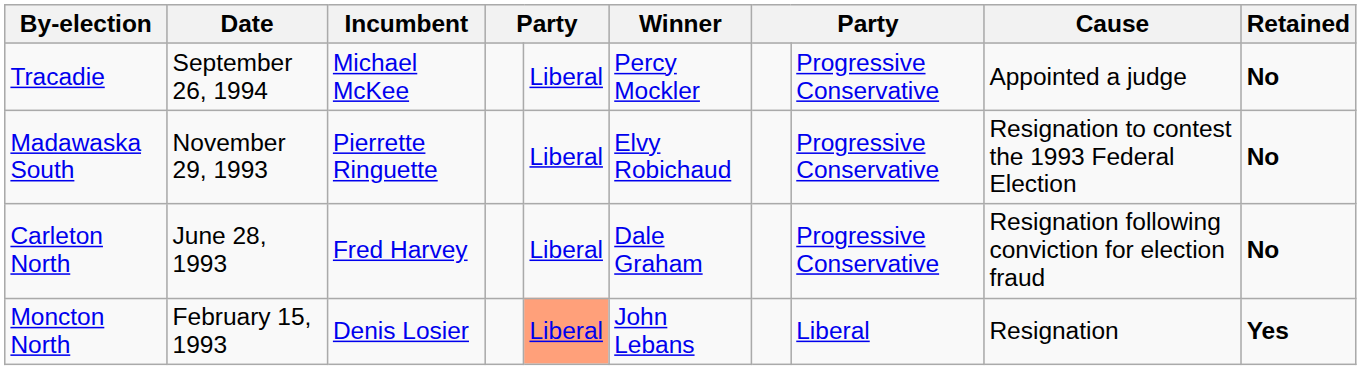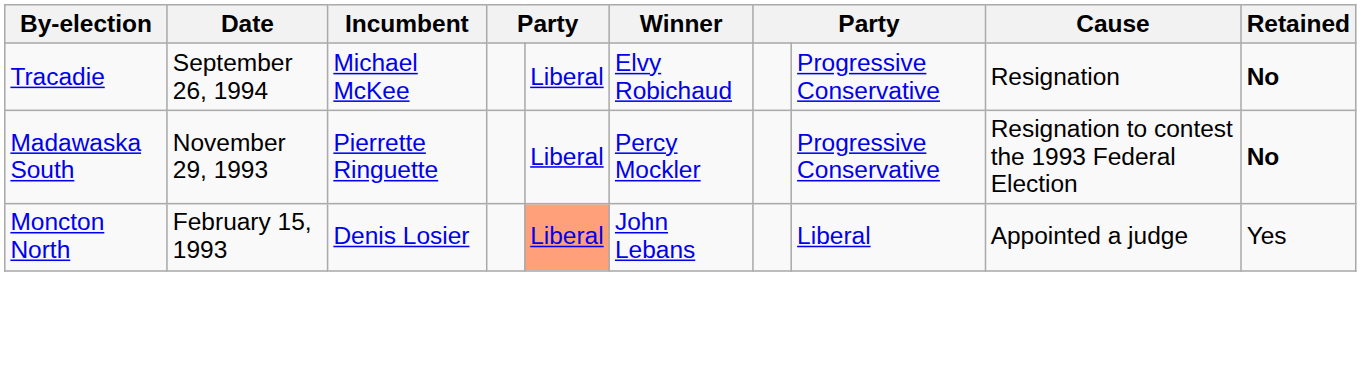(657, 76) Percy Mockler -> (673, 76) Elvy Robichaud
(1088, 76) Appointed a judge -> (1055, 76) Resignation
(673, 156) Elvy Robichaud -> (658, 156) Percy Mockler
- row: (57, 250)
(1054, 330) Resignation -> (1089, 236) Appointed a judge
(1268, 330) bold -> (1267, 236) normal
